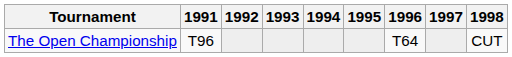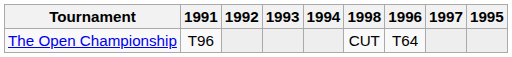columns swapped: (364, 17) <-> (487, 17)
